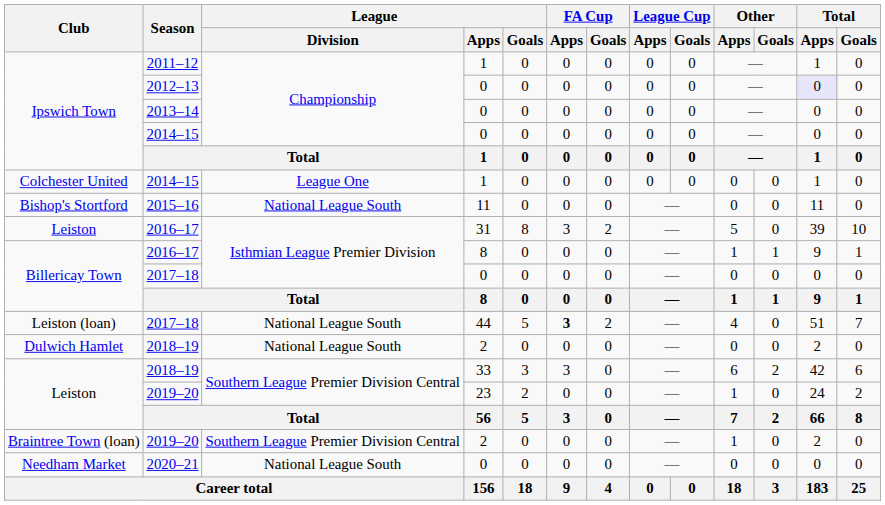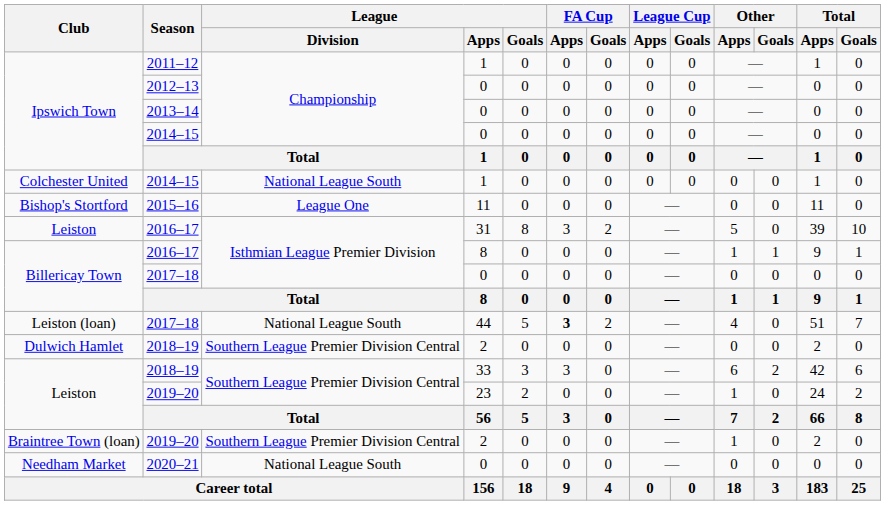(817, 87) lavender background -> (817, 87) no background
(333, 181) League One -> (333, 181) National League South
(333, 205) National League South -> (333, 205) League One
(333, 346) National League South -> (333, 346) Southern League Premier Division Central
